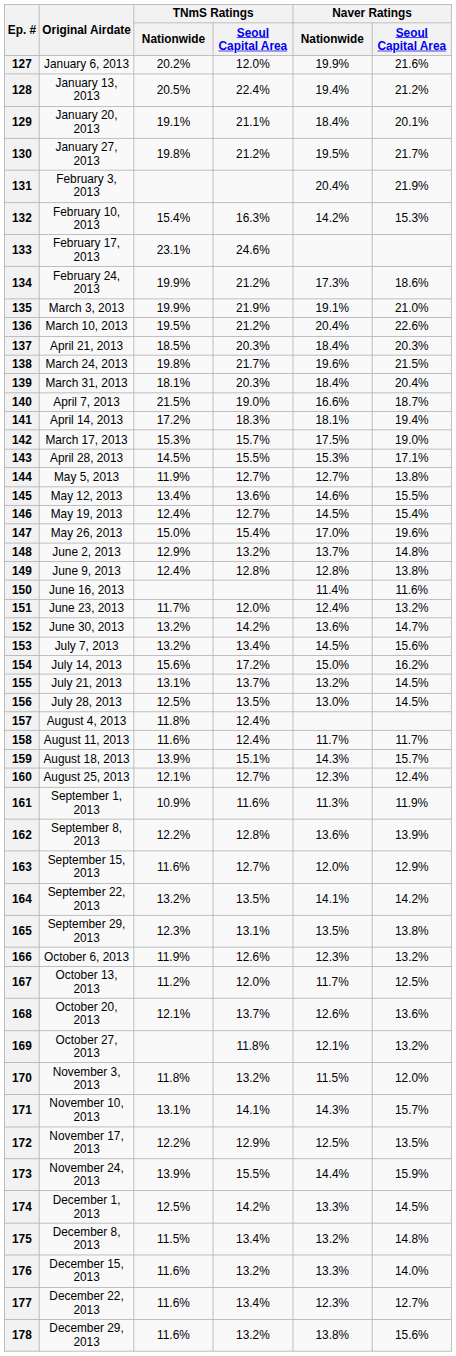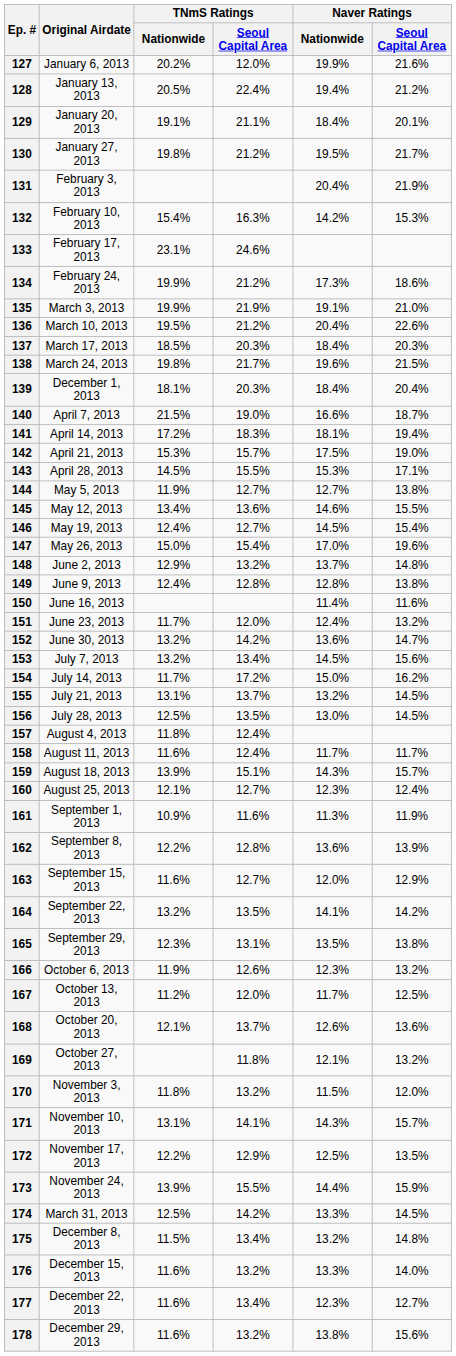(87, 345) April 21, 2013 -> (87, 345) March 17, 2013
(87, 383) March 31, 2013 -> (87, 389) December 1, 2013
(87, 439) March 17, 2013 -> (87, 452) April 21, 2013
(173, 664) 15.6% -> (173, 678) 11.7%
(87, 1207) December 1, 2013 -> (87, 1213) March 31, 2013
